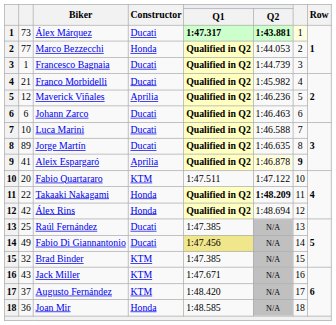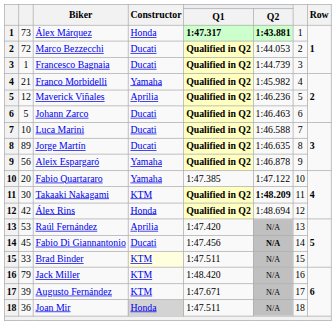(143, 32) Ducati -> (143, 32) Honda
(300, 32) lightyellow background -> (300, 32) no background
(26, 49) 77 -> (26, 49) 72
(143, 49) Honda -> (143, 49) Ducati
(143, 81) Ducati -> (146, 81) Yamaha
(26, 113) 6 -> (26, 113) 5
(26, 162) 41 -> (26, 162) 56
(144, 162) Aprilia -> (146, 162) Yamaha
(273, 162) lightyellow background -> (273, 162) no background
(300, 162) bold -> (300, 162) normal
(141, 178) KTM -> (146, 178) Yamaha
(203, 178) 1:47.511 -> (203, 178) 1:47.385
(26, 194) 22 -> (26, 194) 30
(143, 194) Honda -> (141, 194) KTM
(26, 226) 25 -> (26, 226) 53
(143, 226) Ducati -> (144, 226) Aprilia
(203, 226) 1:47.385 -> (203, 226) 1:47.420
(26, 242) 49 -> (26, 242) 45
(203, 242) khaki background -> (203, 242) no background
(273, 243) normal -> (273, 242) bold
(26, 259) 32 -> (26, 259) 33
(141, 259) no background -> (141, 259) lightyellow background
(203, 259) 1:47.385 -> (203, 259) 1:47.511
(26, 275) 43 -> (26, 275) 79
(203, 275) 1:47.671 -> (203, 275) 1:48.420
(26, 291) 37 -> (26, 291) 39
(203, 291) 1:48.420 -> (203, 291) 1:47.671
(143, 307) no background -> (143, 307) lightgrey background
(203, 307) 1:48.585 -> (203, 307) 1:47.511
